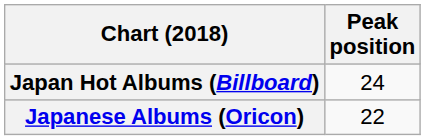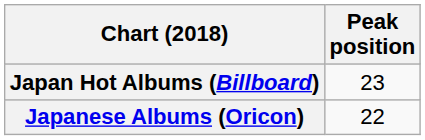(372, 81) 24 -> (372, 81) 23
